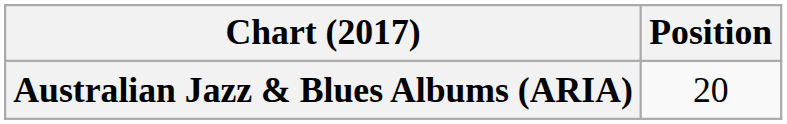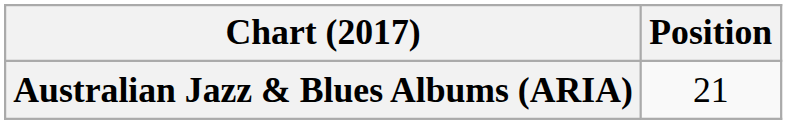(711, 89) 20 -> (711, 89) 21
